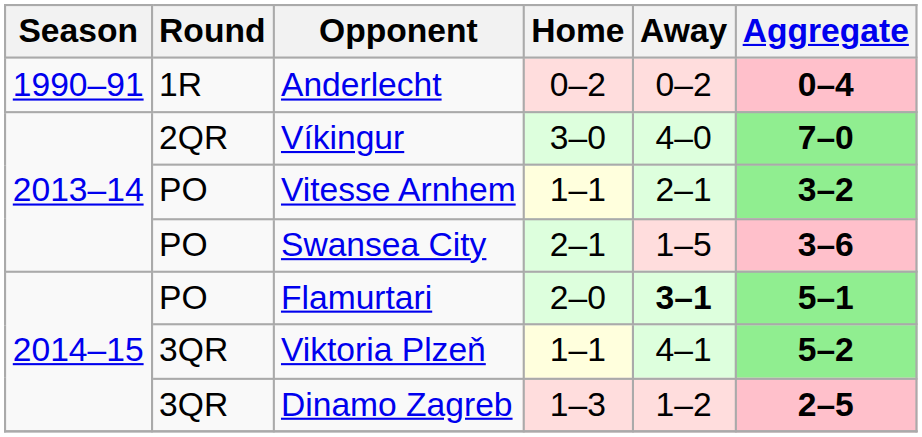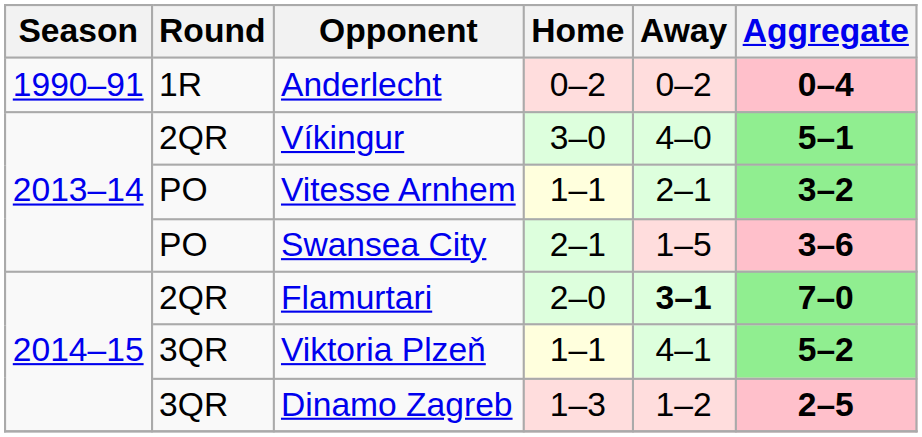(826, 137) 7–0 -> (826, 137) 5–1
(183, 297) PO -> (194, 297) 2QR
(826, 297) 5–1 -> (826, 297) 7–0
